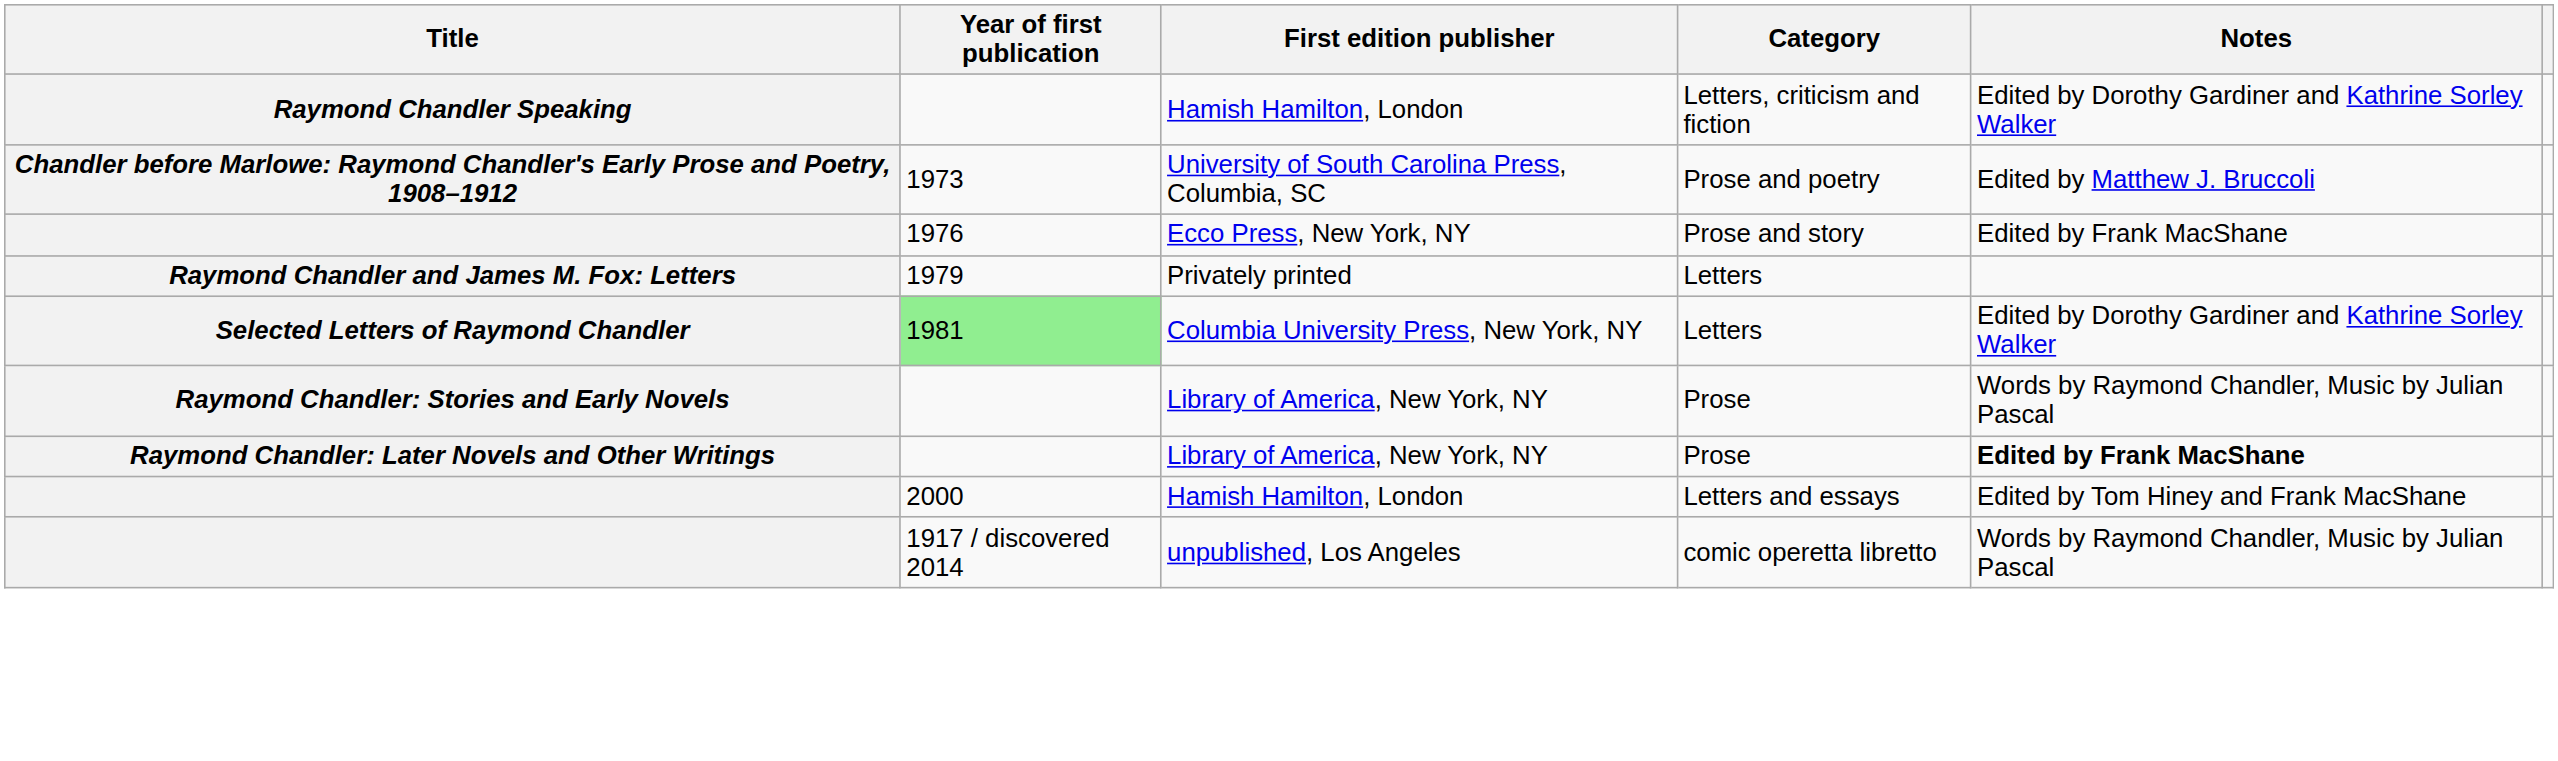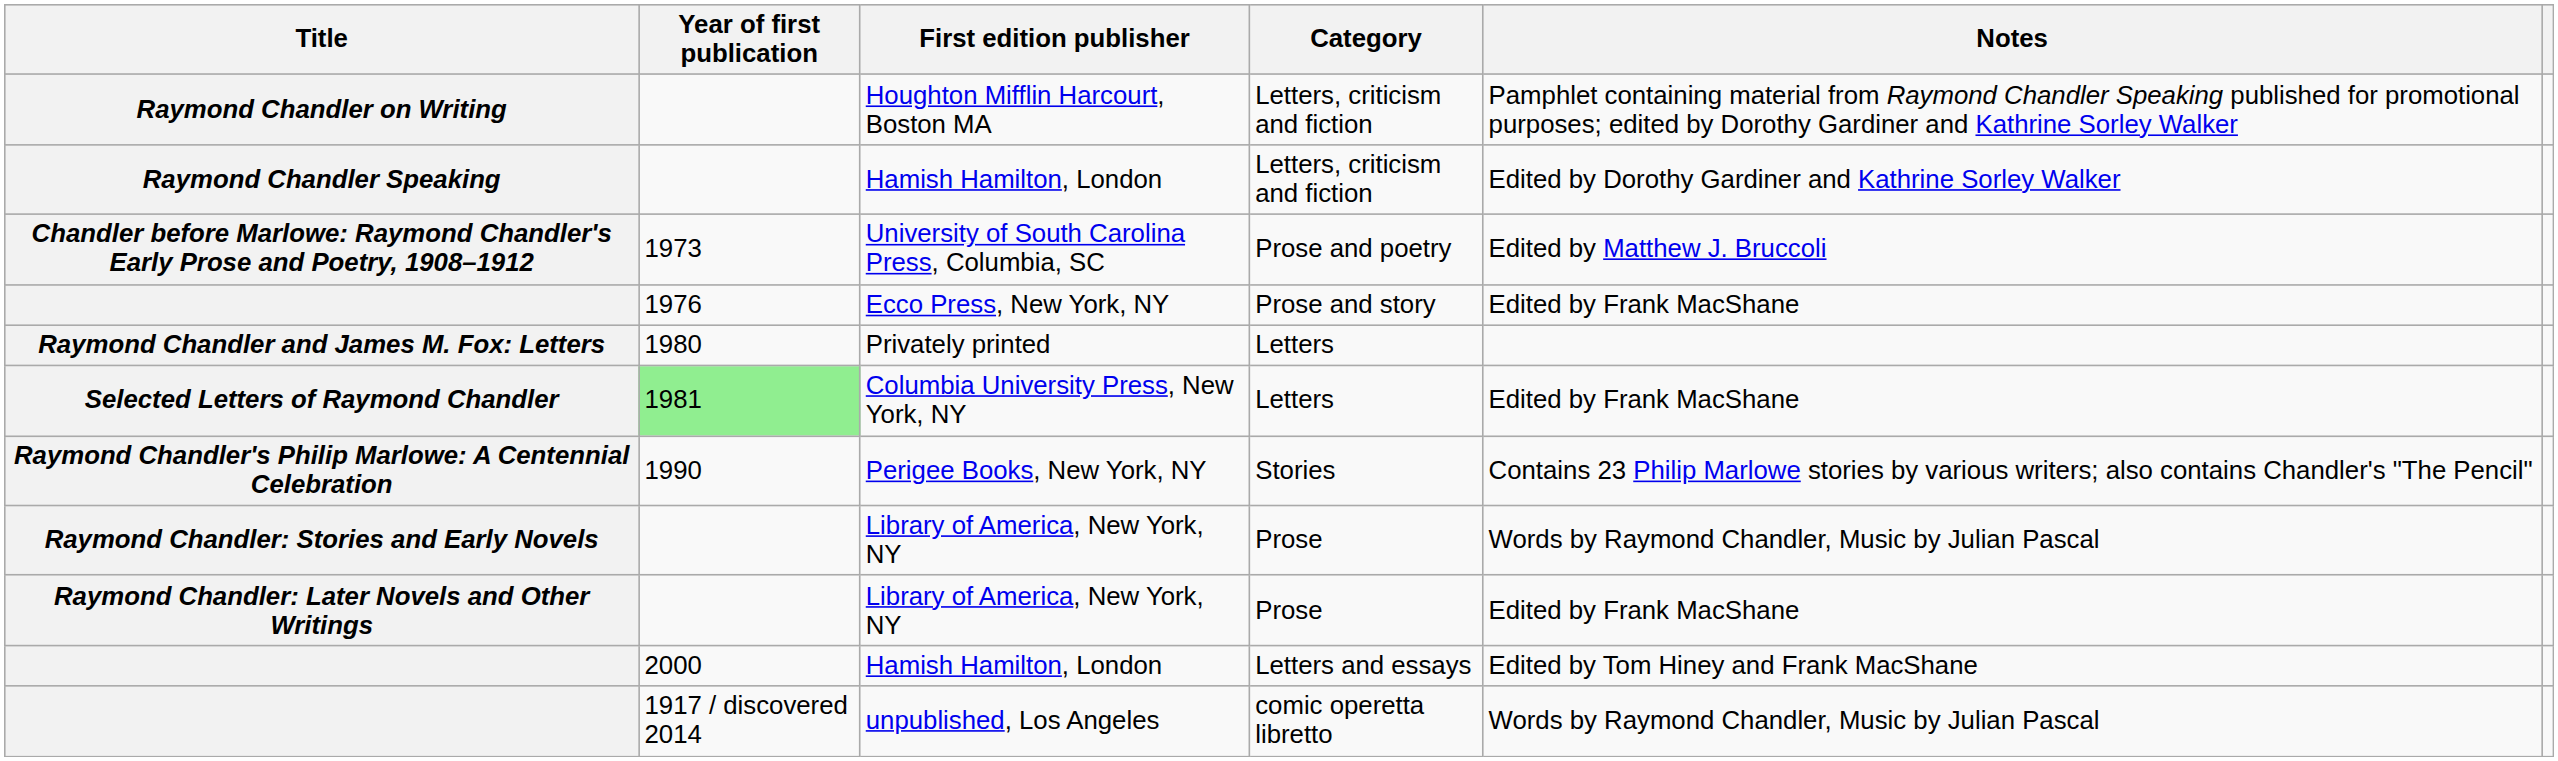+ row: (322, 109)
(935, 275) 1979 -> (673, 345) 1980
(2250, 330) Edited by Dorothy Gardiner and Kathrine Sorley Walker -> (1644, 400) Edited by Frank MacShane
+ row: (322, 470)
(2141, 455) bold -> (1644, 609) normal
